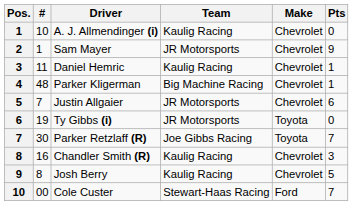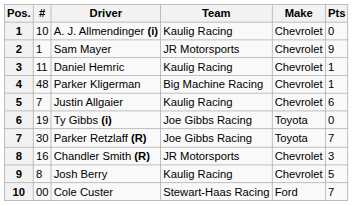(201, 102) JR Motorsports -> (198, 102) Kaulig Racing
(201, 120) JR Motorsports -> (208, 120) Joe Gibbs Racing
(198, 156) Kaulig Racing -> (201, 156) JR Motorsports
